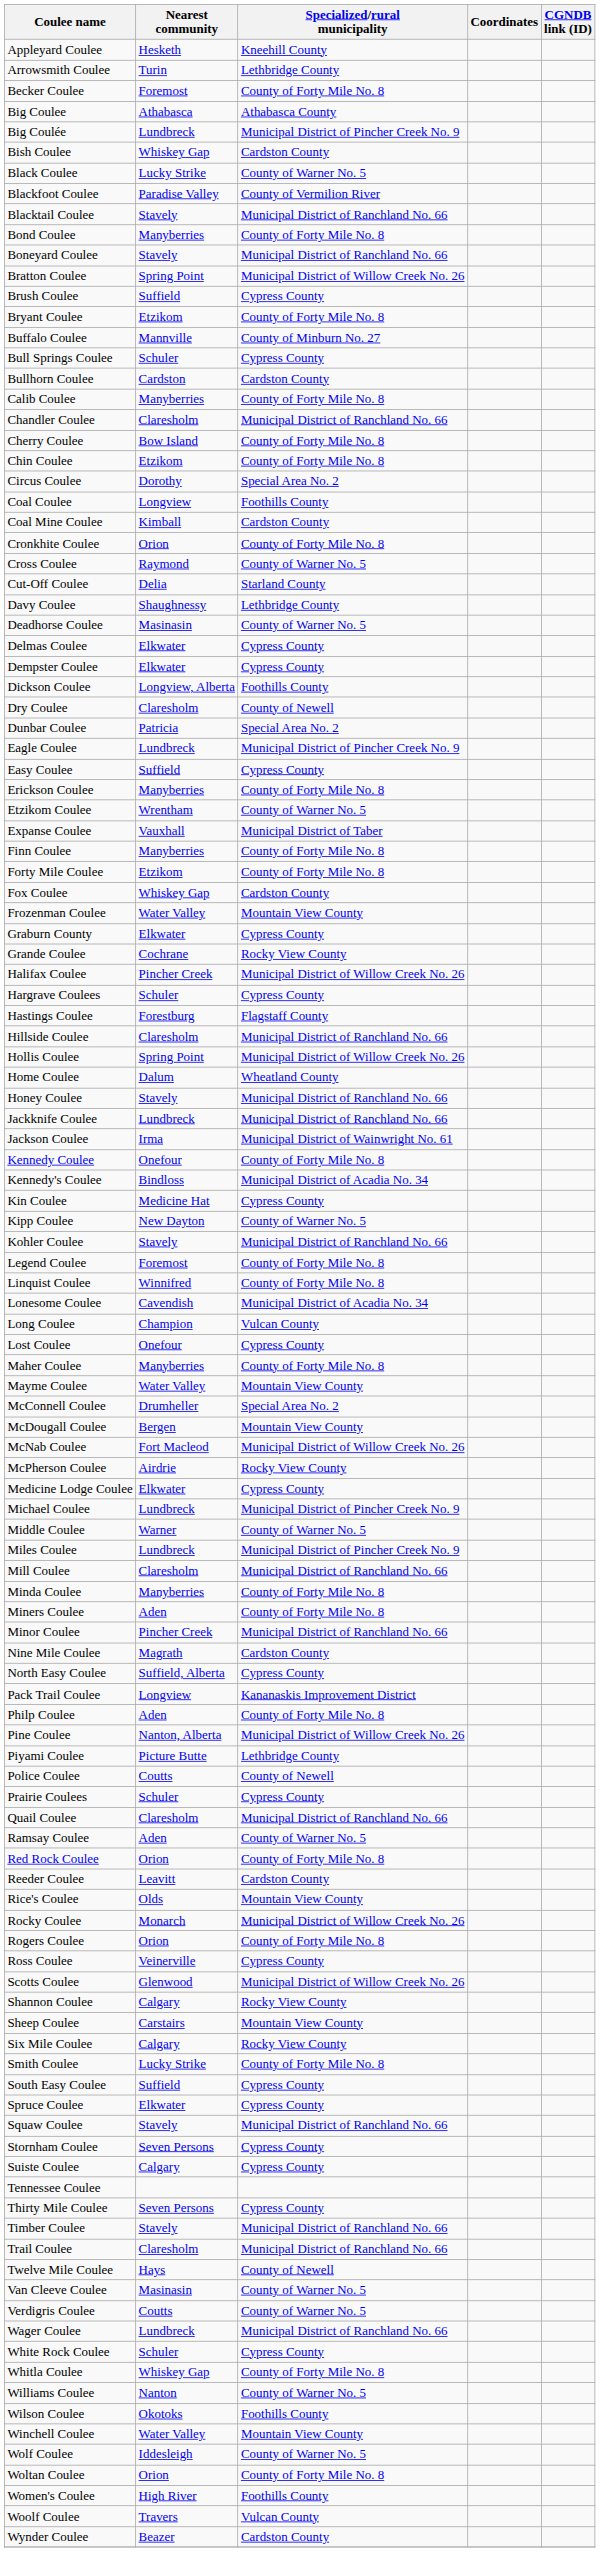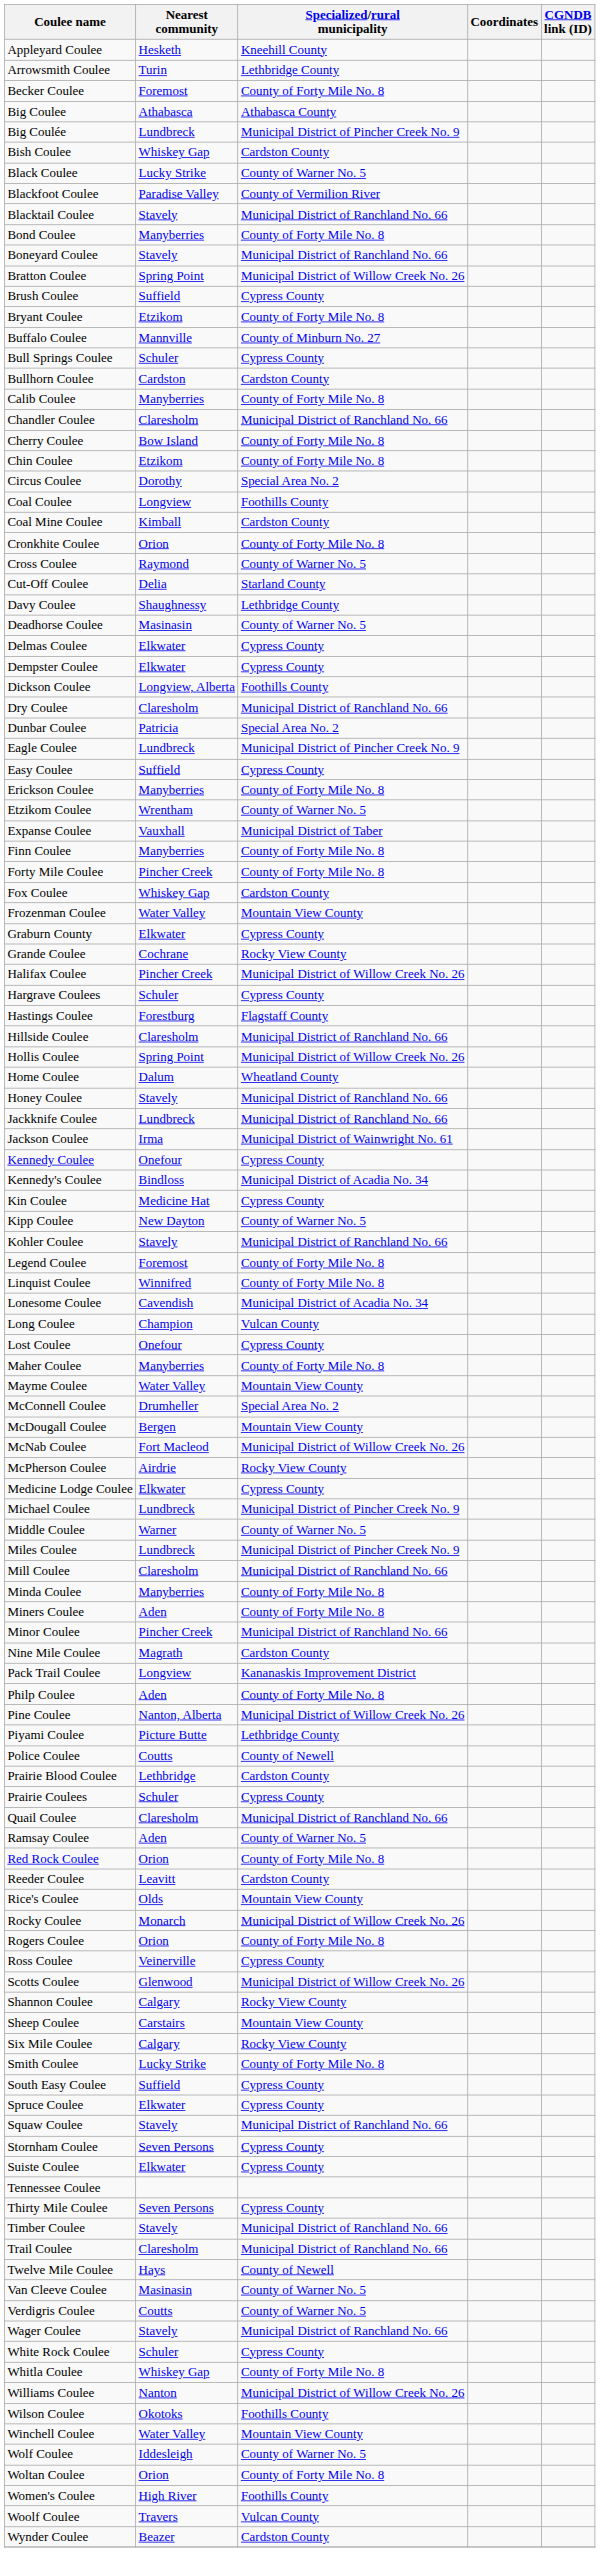(287, 707) County of Newell -> (344, 707) Municipal District of Ranchland No. 66
(161, 872) Etzikom -> (175, 872) Pincher Creek
(313, 1159) County of Forty Mile No. 8 -> (283, 1159) Cypress County
- row: (57, 1673)
+ row: (62, 1776)
(159, 2166) Calgary -> (162, 2166) Elkwater
(167, 2331) Lundbreck -> (158, 2331) Stavely
(303, 2393) County of Warner No. 5 -> (353, 2393) Municipal District of Willow Creek No. 26
